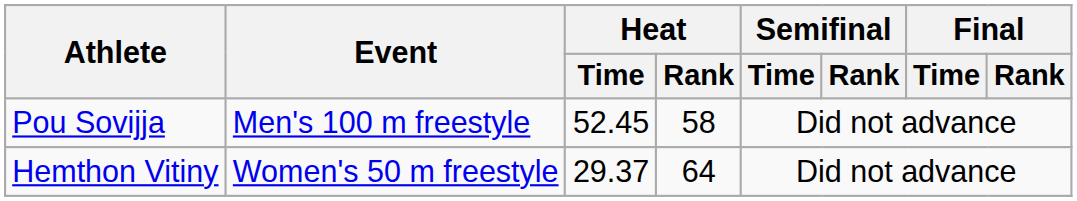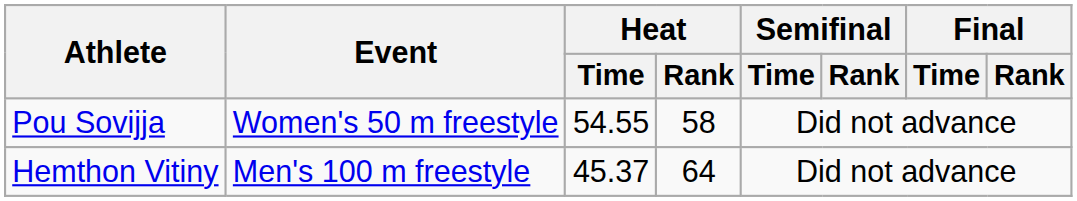(382, 123) Men's 100 m freestyle -> (396, 123) Women's 50 m freestyle
(611, 123) 52.45 -> (611, 123) 54.55
(396, 172) Women's 50 m freestyle -> (382, 172) Men's 100 m freestyle
(611, 172) 29.37 -> (611, 172) 45.37
